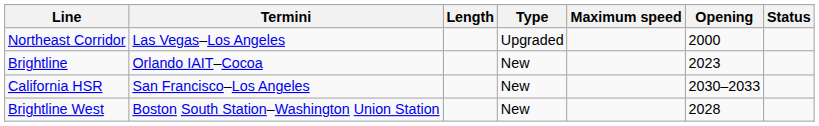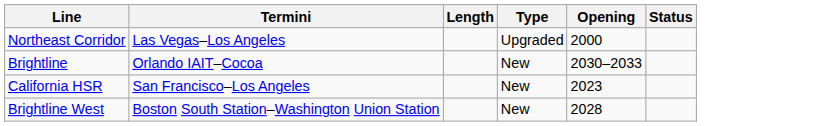- column: (626, 16)
(704, 63) 2023 -> (606, 63) 2030–2033
(724, 86) 2030–2033 -> (586, 86) 2023
